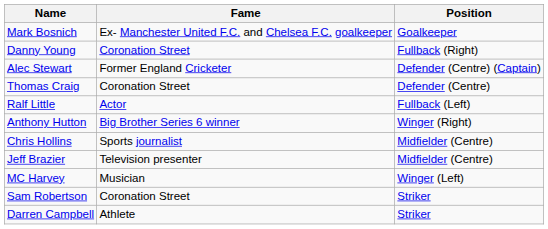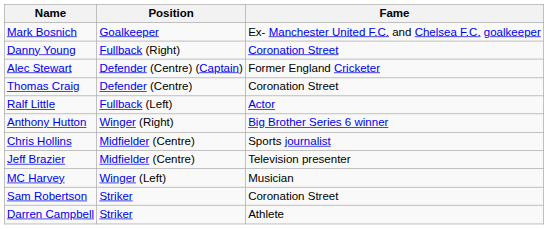columns swapped: (469, 13) <-> (246, 13)
